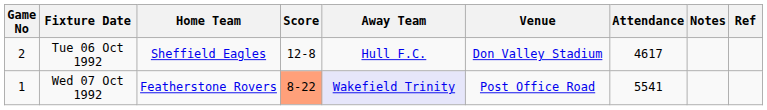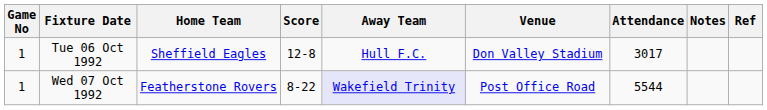(22, 54) 2 -> (22, 54) 1
(648, 54) 4617 -> (648, 54) 3017
(301, 88) lightsalmon background -> (301, 88) no background
(648, 88) 5541 -> (648, 88) 5544
